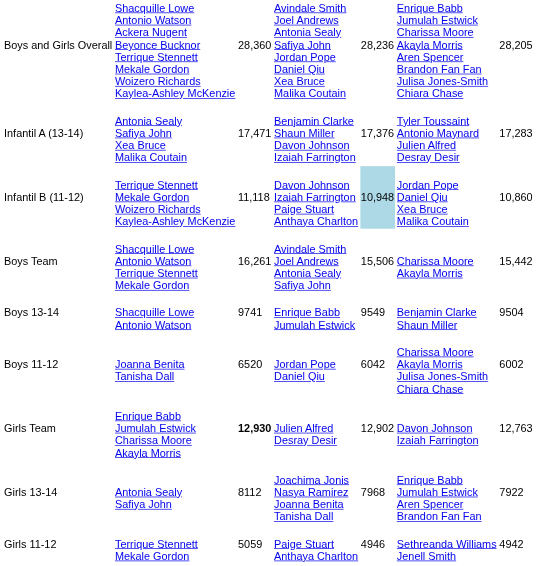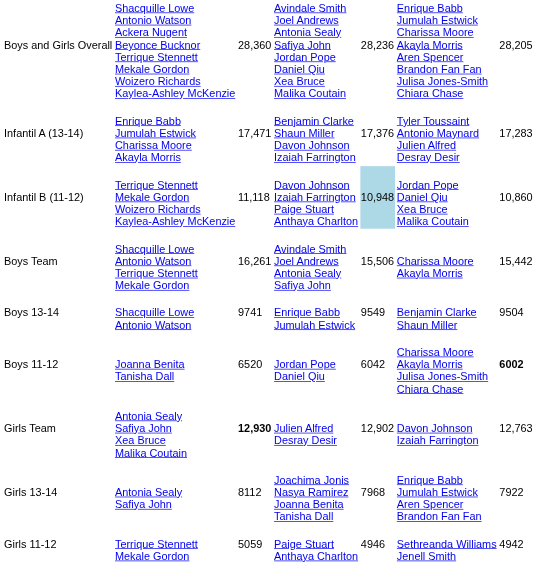(151, 139) Antonia Sealy Safiya John Xea Bruce Malika Coutain -> (156, 139) Enrique Babb Jumulah Estwick Charissa Moore Akayla Morris
(511, 364) normal -> (511, 364) bold
(156, 434) Enrique Babb Jumulah Estwick Charissa Moore Akayla Morris -> (151, 434) Antonia Sealy Safiya John Xea Bruce Malika Coutain
